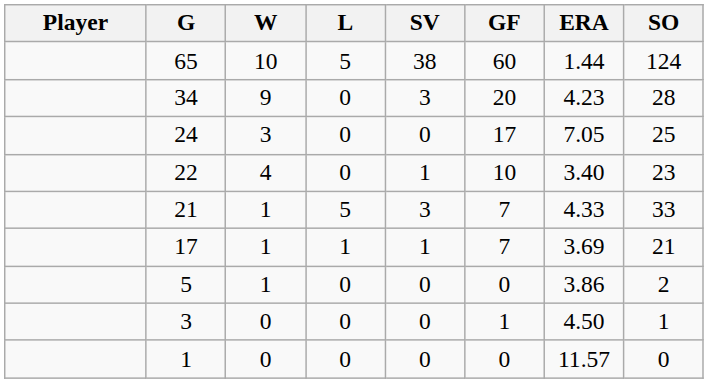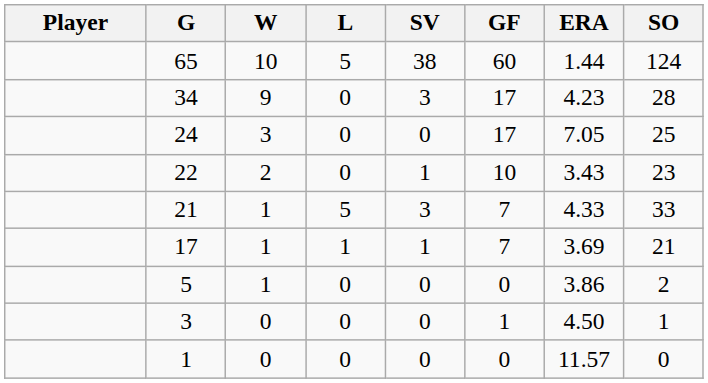(504, 97) 20 -> (504, 97) 17
(266, 172) 4 -> (266, 172) 2
(584, 172) 3.40 -> (584, 172) 3.43
